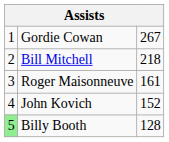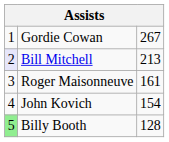(11, 59) no background -> (11, 59) lavender background
(150, 59) 218 -> (150, 59) 213
(150, 103) 152 -> (150, 103) 154
